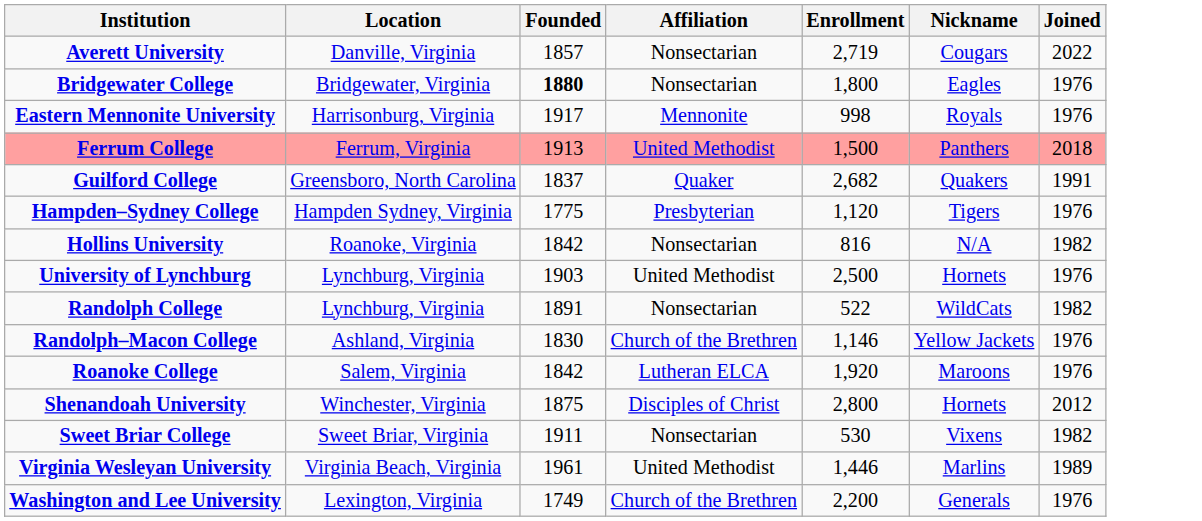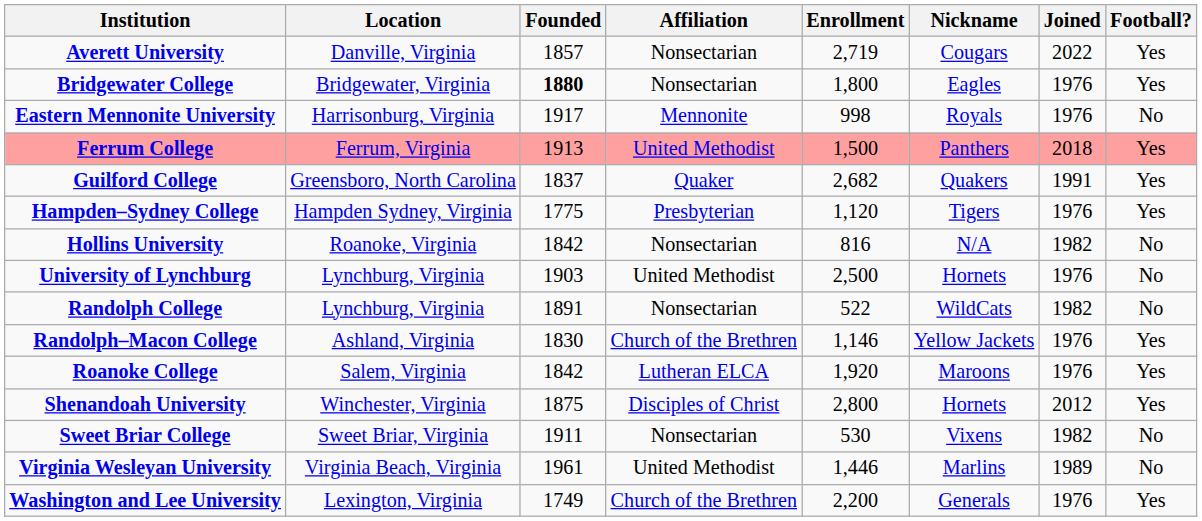+ column: (1151, 20)
